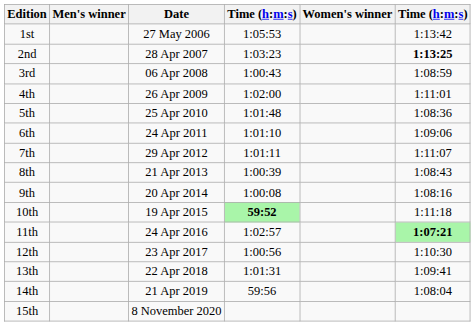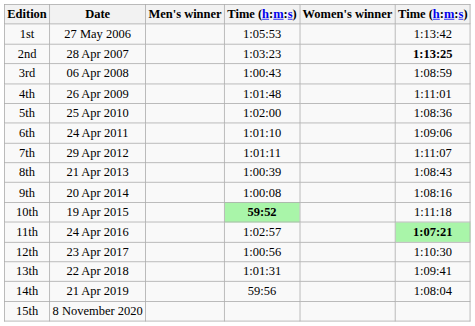columns swapped: (177, 14) <-> (89, 14)
(262, 93) 1:02:00 -> (262, 93) 1:01:48
(262, 113) 1:01:48 -> (262, 113) 1:02:00
